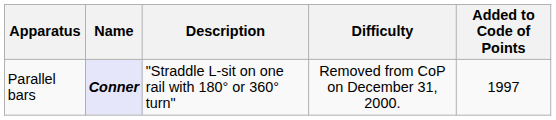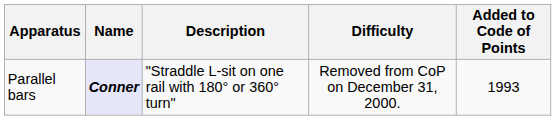(504, 87) 1997 -> (504, 87) 1993
